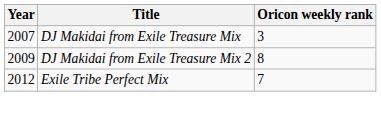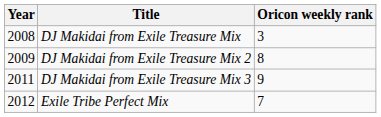(21, 36) 2007 -> (21, 36) 2008
+ row: (146, 79)
